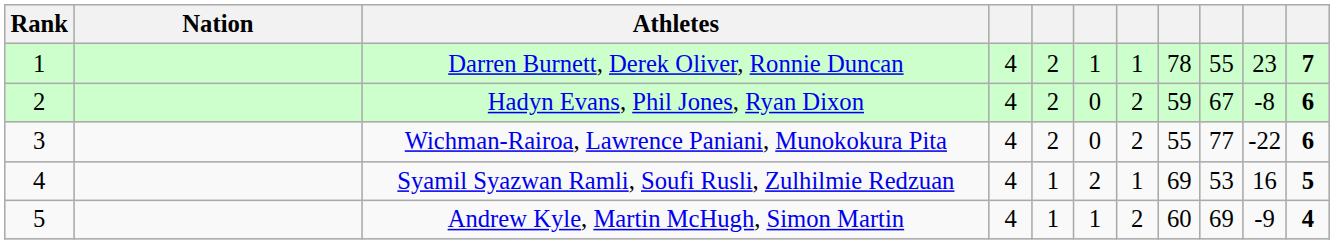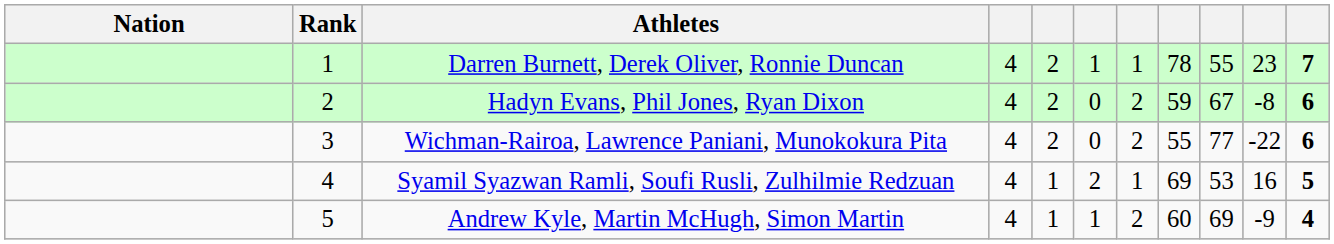columns swapped: (39, 24) <-> (218, 24)
